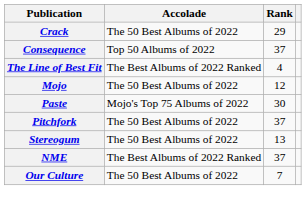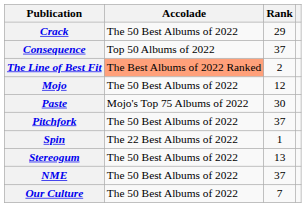(184, 67) no background -> (184, 67) lightsalmon background
(280, 67) 4 -> (280, 67) 2
+ row: (54, 139)
(184, 157) The Best Albums of 2022 Ranked -> (172, 175) The 50 Best Albums of 2022
